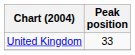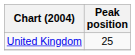(107, 41) 33 -> (107, 41) 25
